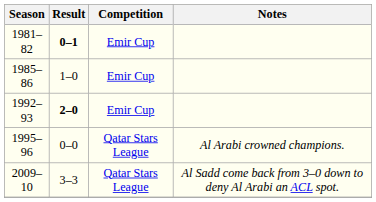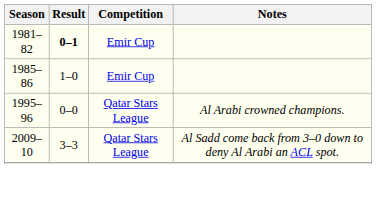- row: (27, 110)
